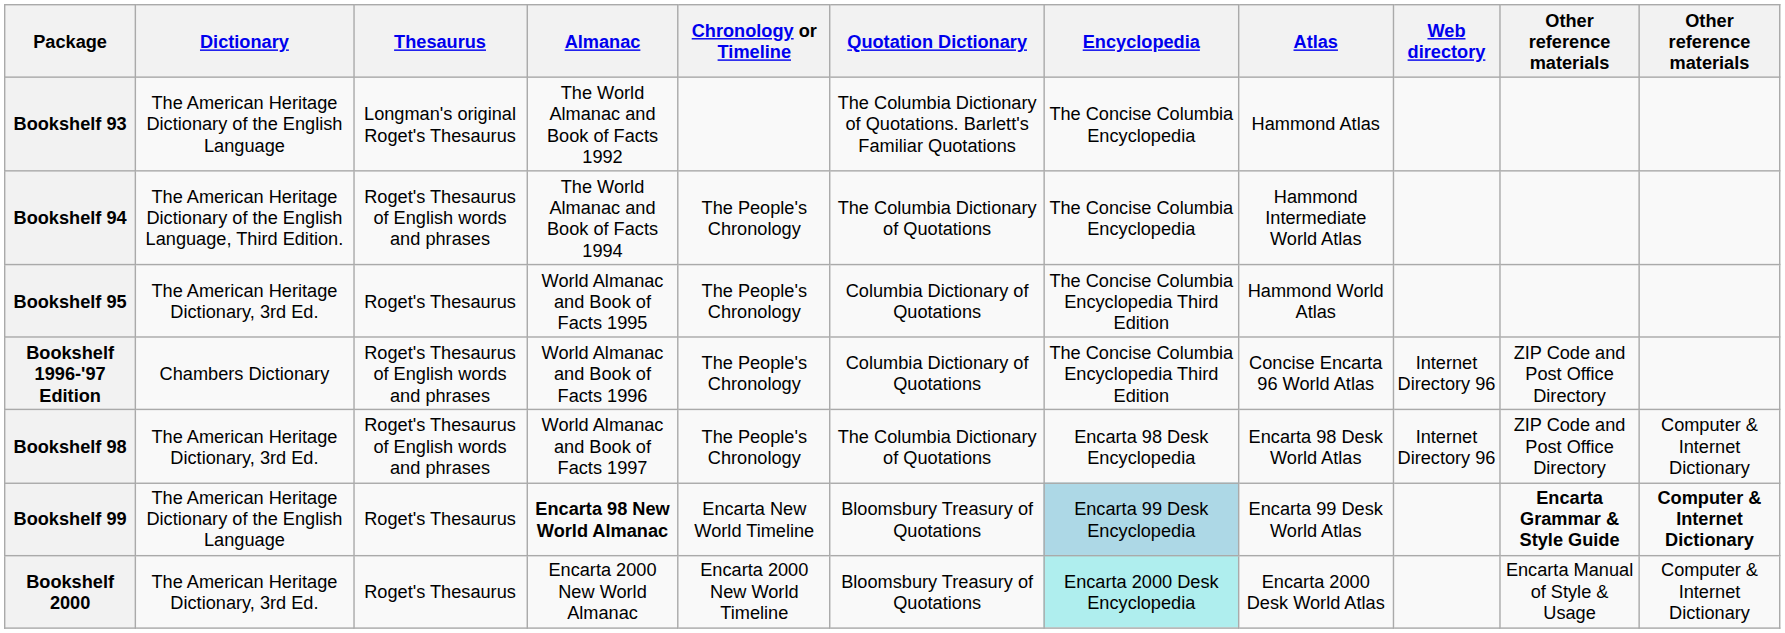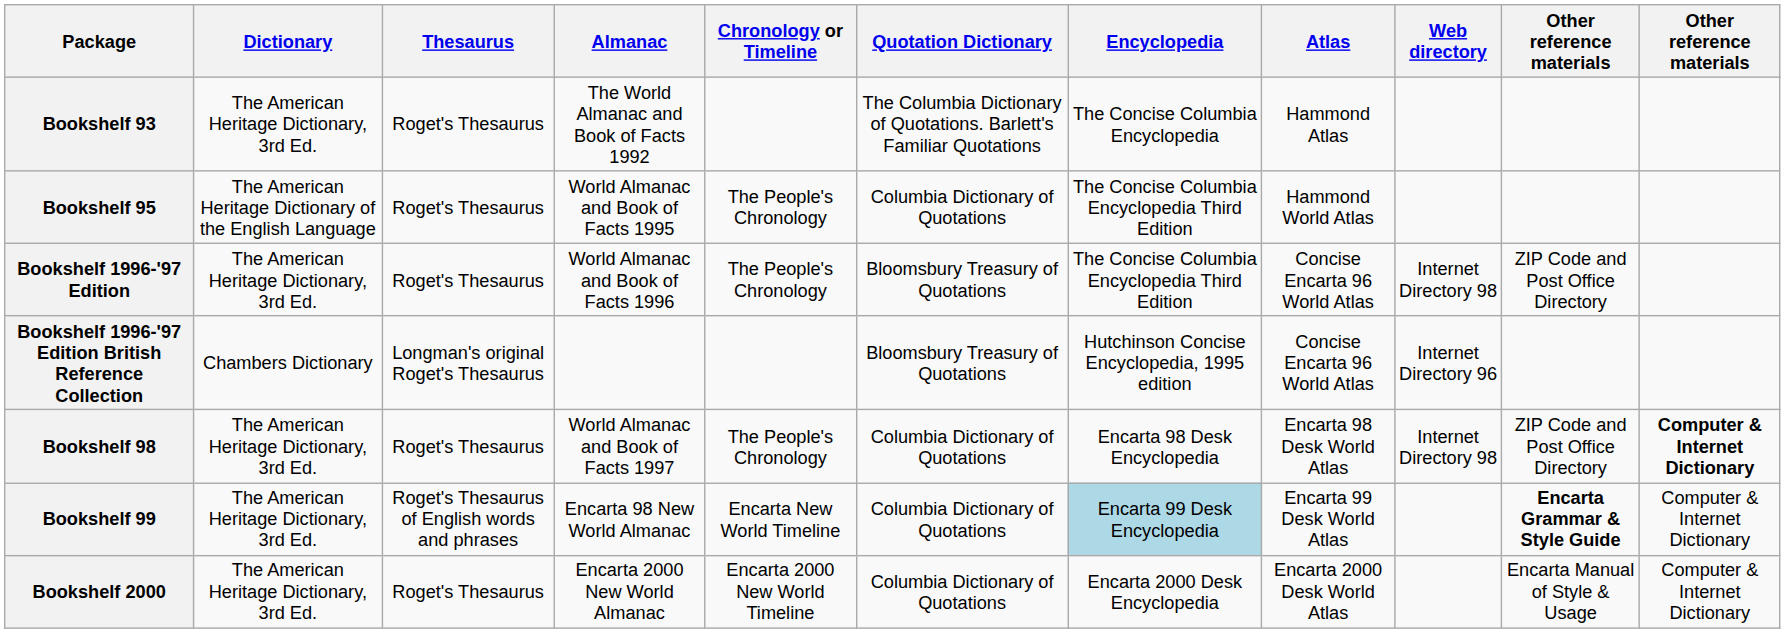(244, 124) The American Heritage Dictionary of the English Language -> (288, 124) The American Heritage Dictionary, 3rd Ed.
(440, 124) Longman's original Roget's Thesaurus -> (468, 124) Roget's Thesaurus
- row: (70, 218)
(244, 301) The American Heritage Dictionary, 3rd Ed. -> (288, 207) The American Heritage Dictionary of the English Language
(244, 374) Chambers Dictionary -> (288, 280) The American Heritage Dictionary, 3rd Ed.
(440, 374) Roget's Thesaurus of English words and phrases -> (468, 280) Roget's Thesaurus
(937, 374) Columbia Dictionary of Quotations -> (962, 280) Bloomsbury Treasury of Quotations
(1446, 374) Internet Directory 96 -> (1448, 280) Internet Directory 98
+ row: (99, 363)
(440, 446) Roget's Thesaurus of English words and phrases -> (468, 446) Roget's Thesaurus
(937, 446) The Columbia Dictionary of Quotations -> (962, 446) Columbia Dictionary of Quotations
(1446, 446) Internet Directory 96 -> (1448, 446) Internet Directory 98
(1709, 446) normal -> (1710, 446) bold
(244, 519) The American Heritage Dictionary of the English Language -> (288, 519) The American Heritage Dictionary, 3rd Ed.
(440, 519) Roget's Thesaurus -> (468, 519) Roget's Thesaurus of English words and phrases
(602, 519) bold -> (629, 519) normal
(937, 519) Bloomsbury Treasury of Quotations -> (962, 519) Columbia Dictionary of Quotations
(1709, 519) bold -> (1710, 519) normal
(937, 591) Bloomsbury Treasury of Quotations -> (962, 591) Columbia Dictionary of Quotations
(1141, 591) paleturquoise background -> (1165, 591) no background
